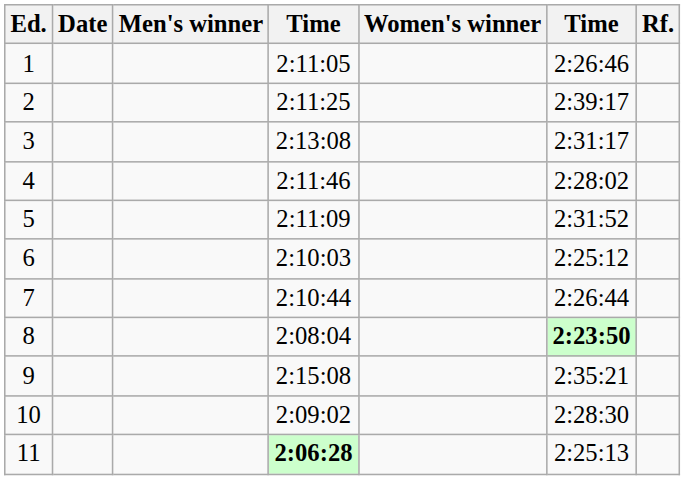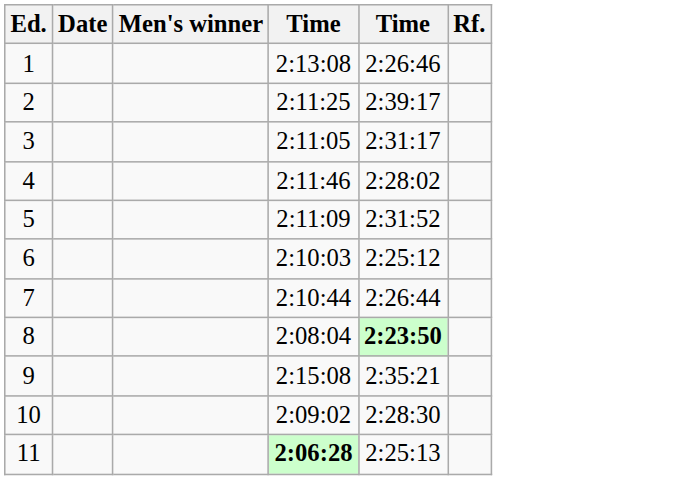- column: (453, 24)
(314, 63) 2:11:05 -> (314, 63) 2:13:08
(314, 141) 2:13:08 -> (314, 141) 2:11:05
